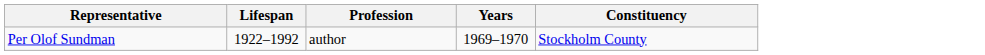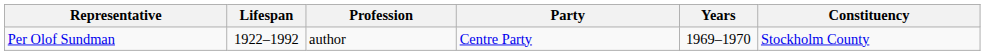+ column: (568, 15)
